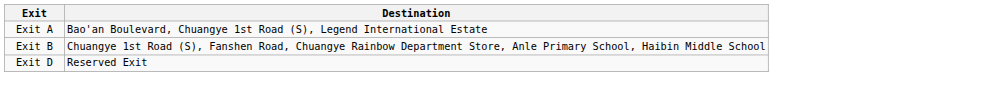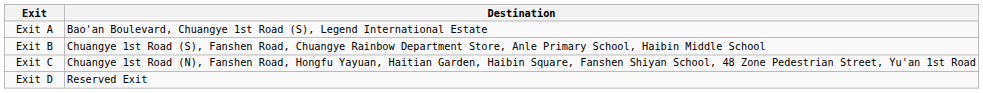+ row: (34, 63)
